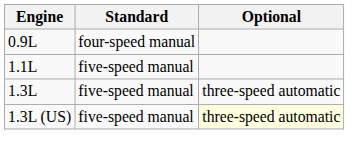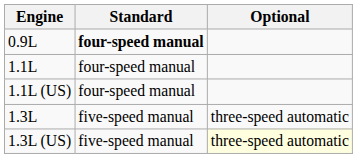(137, 41) normal -> (141, 41) bold
(136, 66) five-speed manual -> (137, 66) four-speed manual
+ row: (40, 91)
